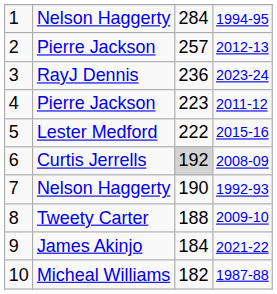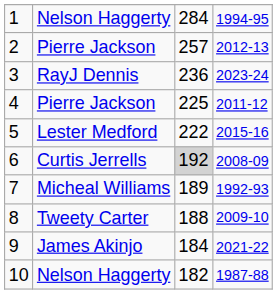(194, 103) 223 -> (194, 103) 225
(104, 189) Nelson Haggerty -> (104, 189) Micheal Williams
(194, 189) 190 -> (194, 189) 189
(104, 274) Micheal Williams -> (104, 274) Nelson Haggerty
